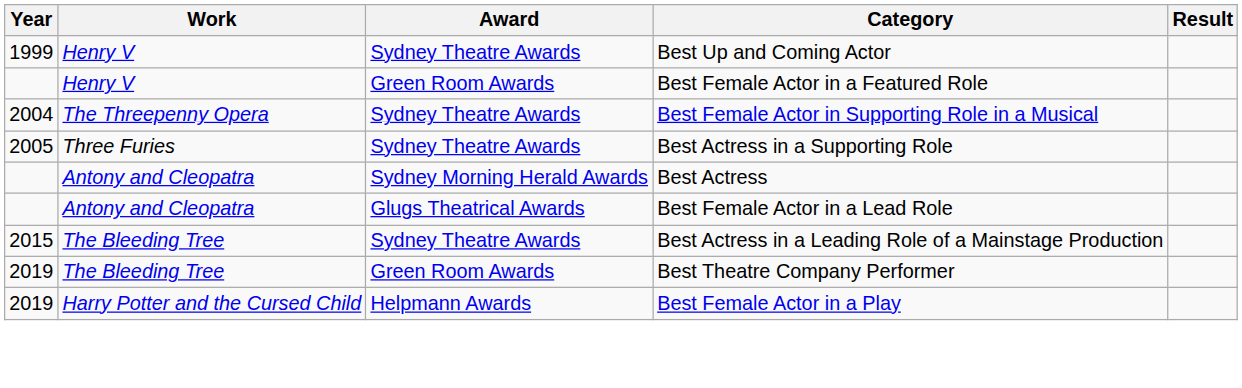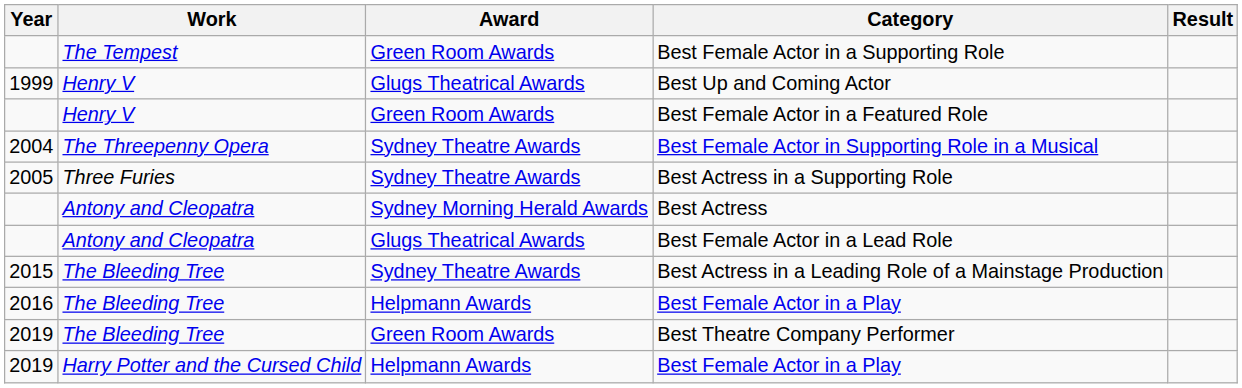+ row: (31, 52)
(475, 51) Sydney Theatre Awards -> (478, 83) Glugs Theatrical Awards
+ row: (31, 303)
